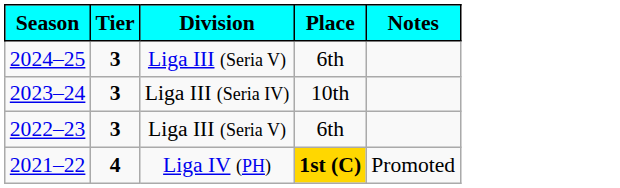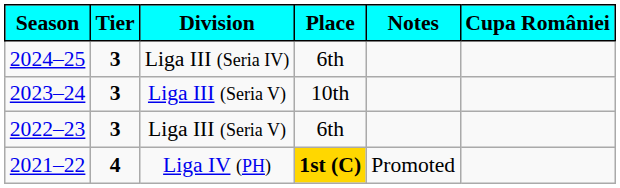+ column: (538, 22)
(217, 58) Liga III (Seria V) -> (217, 58) Liga III (Seria IV)
(217, 93) Liga III (Seria IV) -> (217, 93) Liga III (Seria V)
